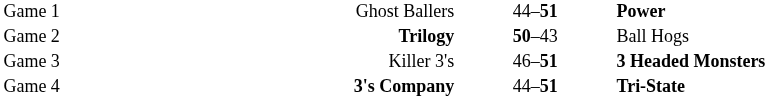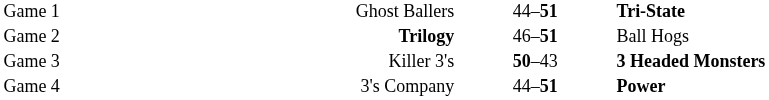(641, 10) Power -> (651, 10) Tri-State
(535, 35) 50–43 -> (535, 35) 46–51
(535, 60) 46–51 -> (535, 60) 50–43
(404, 85) bold -> (407, 85) normal
(651, 85) Tri-State -> (641, 85) Power
